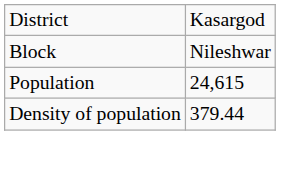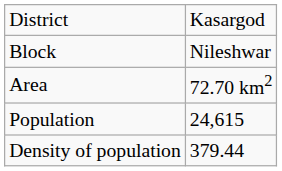+ row: (28, 85)
